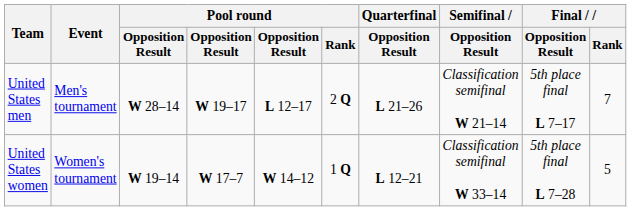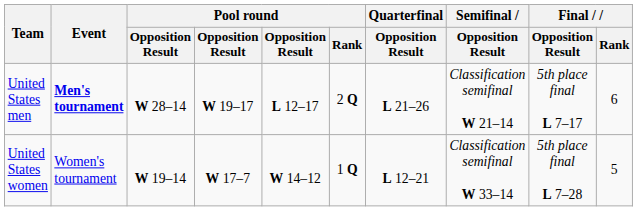(85, 99) normal -> (89, 99) bold
(607, 99) 7 -> (614, 99) 6
